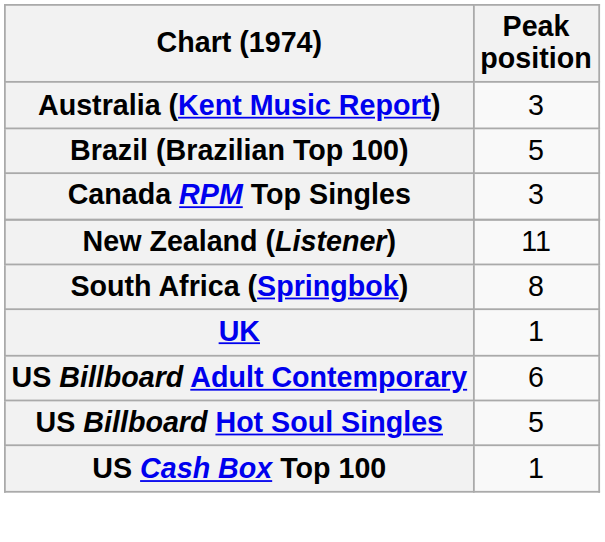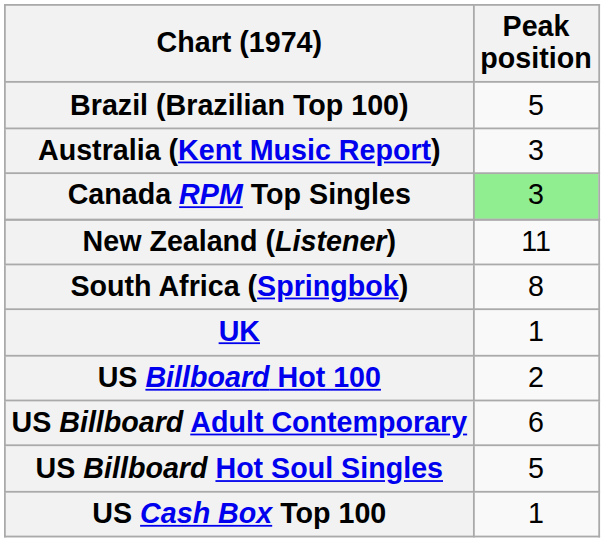rows swapped: (239, 104) <-> (239, 150)
(536, 195) no background -> (536, 195) lightgreen background
+ row: (239, 377)
